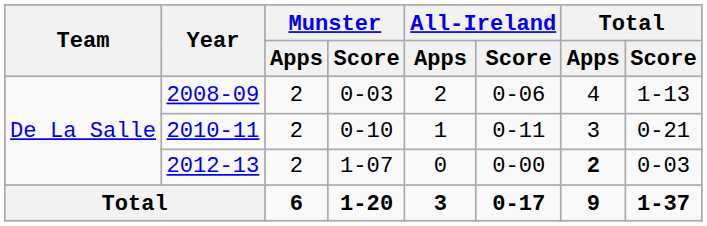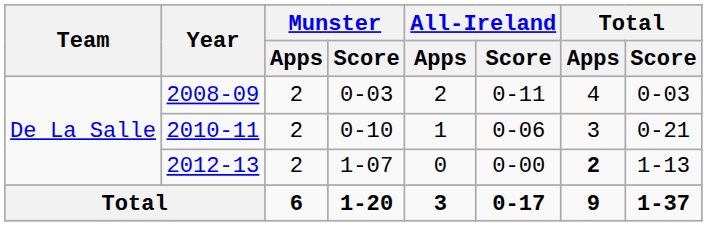(519, 95) 0-06 -> (519, 95) 0-11
(663, 95) 1-13 -> (663, 95) 0-03
(519, 131) 0-11 -> (519, 131) 0-06
(663, 167) 0-03 -> (663, 167) 1-13
